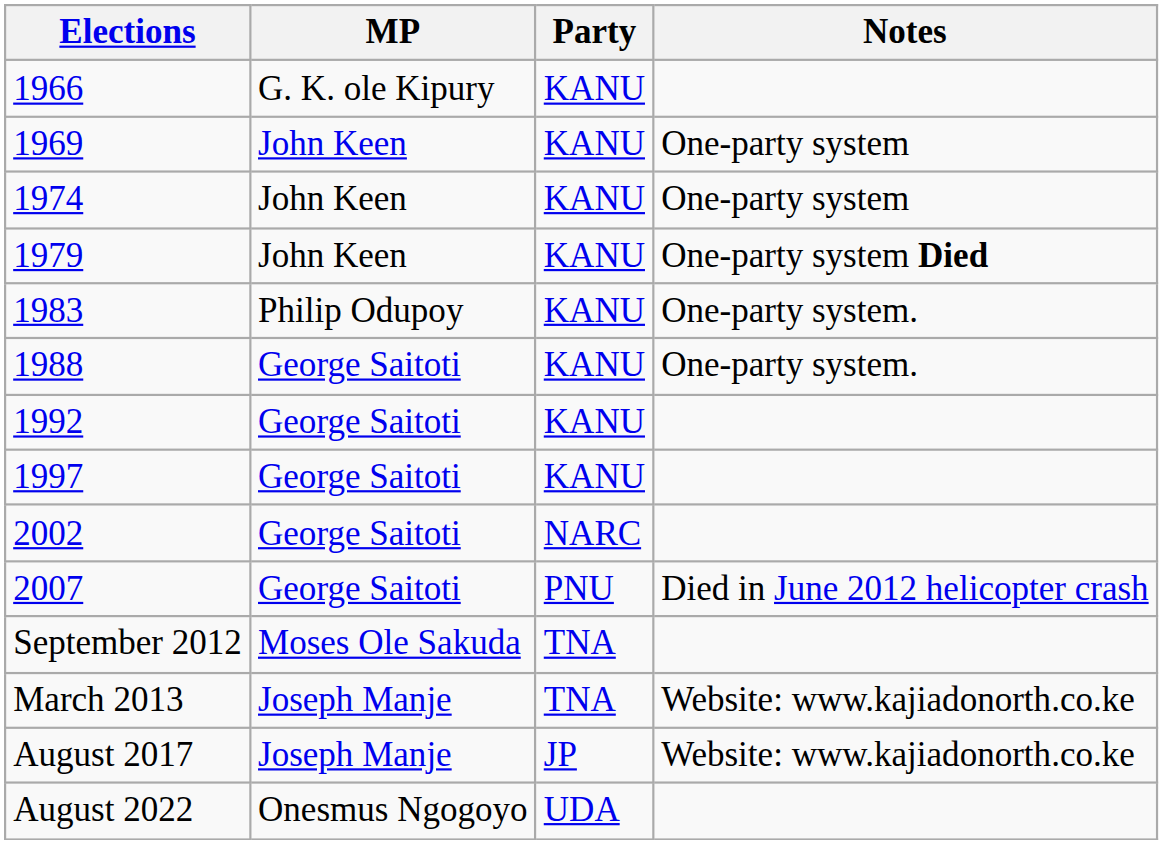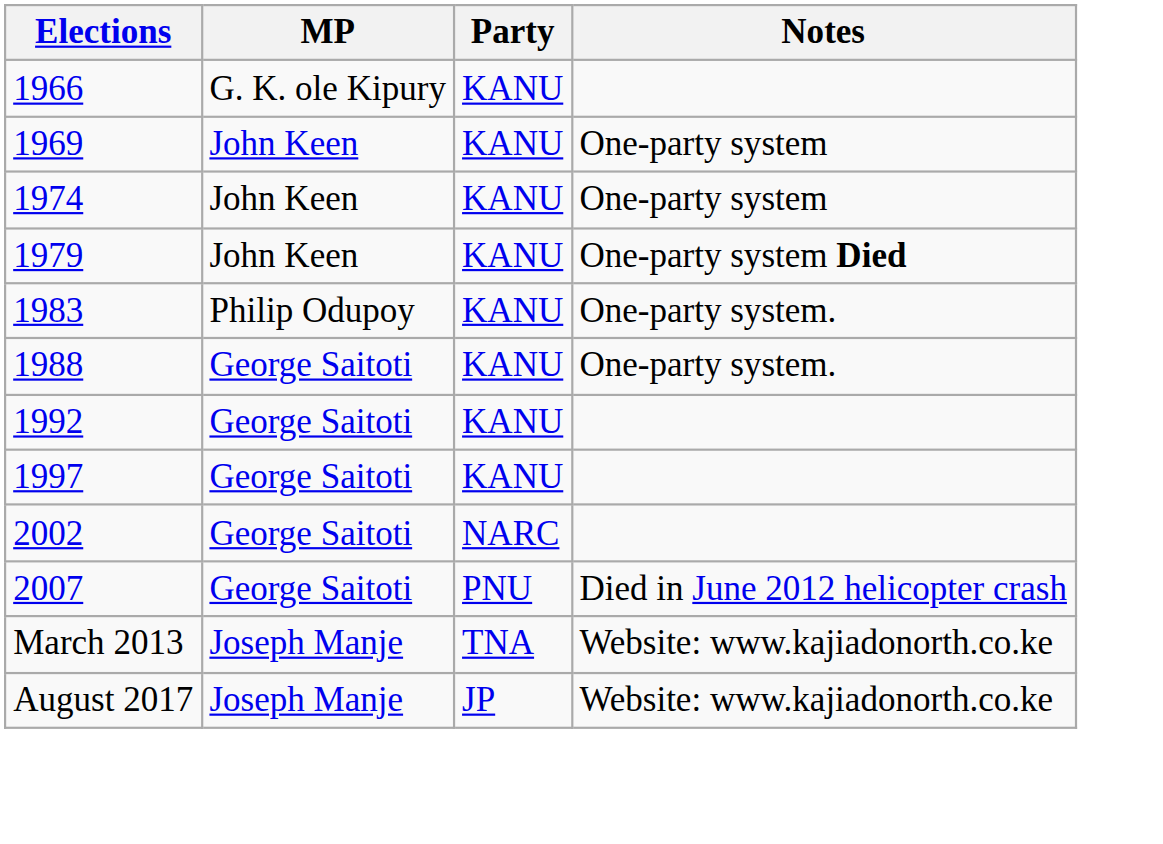- row: (128, 643)
- row: (103, 810)
